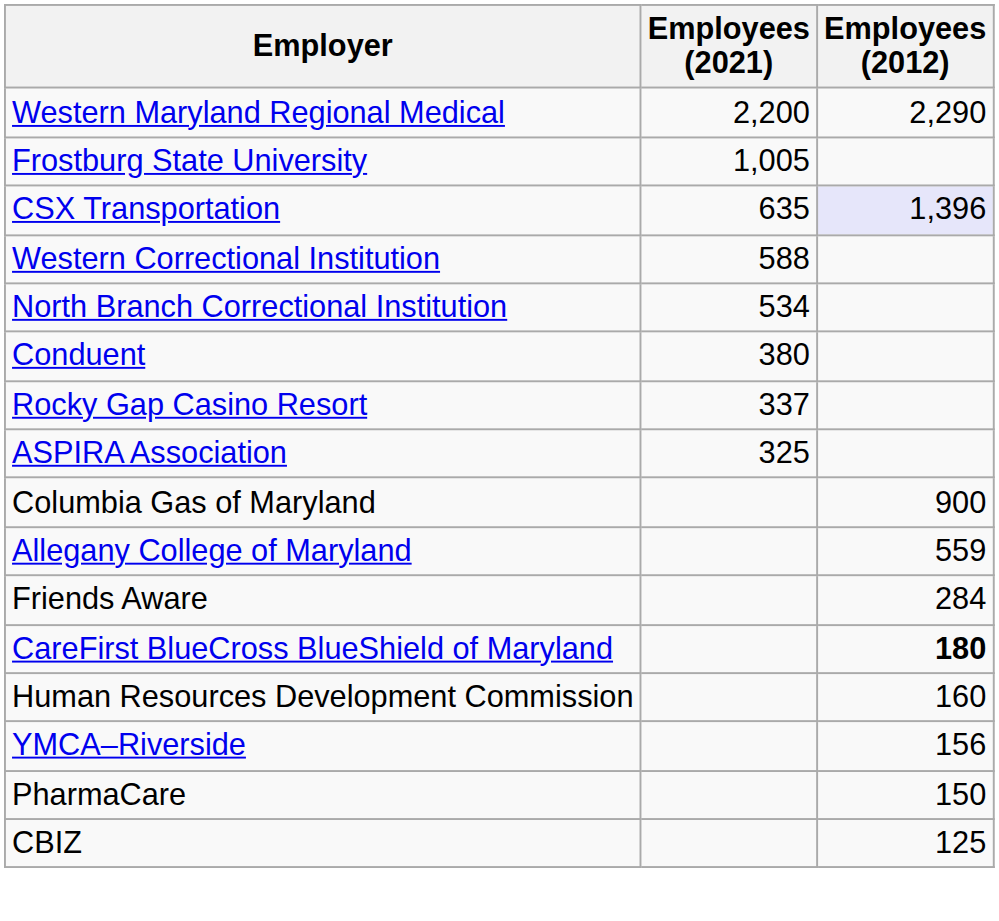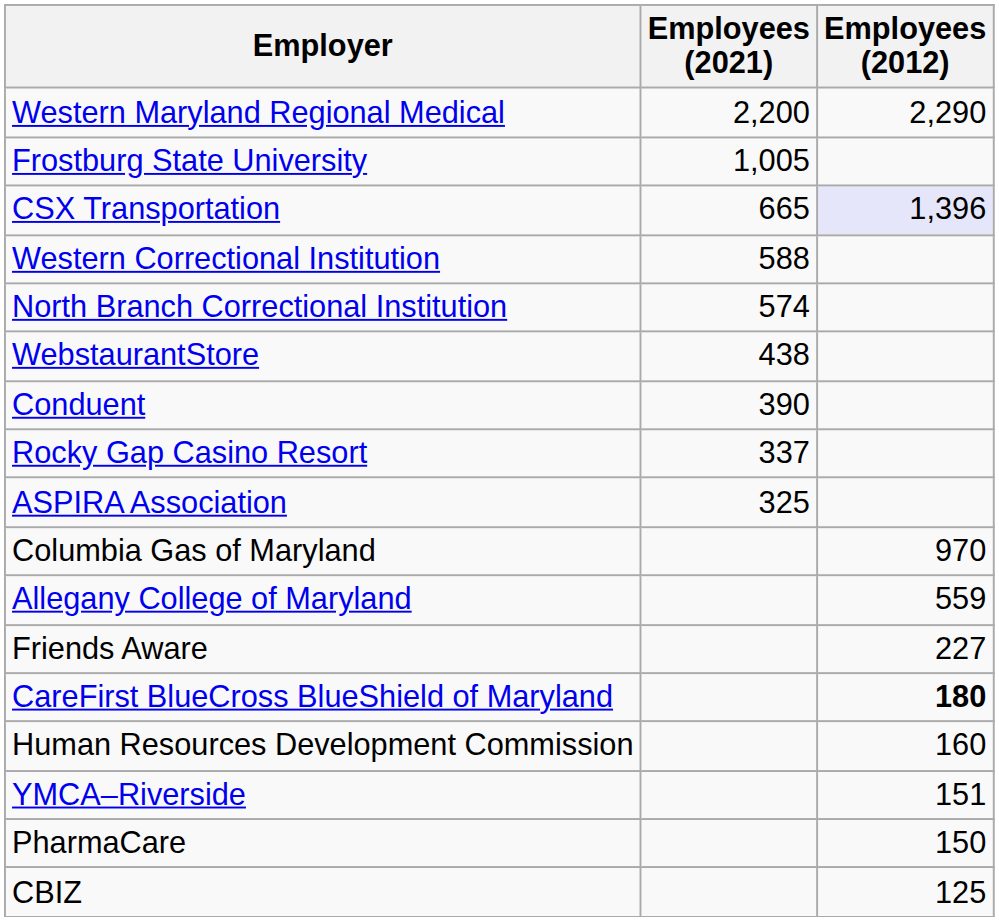(784, 209) 635 -> (784, 209) 665
(784, 307) 534 -> (784, 307) 574
+ row: (136, 355)
(784, 355) 380 -> (784, 404) 390
(961, 501) 900 -> (961, 550) 970
(961, 599) 284 -> (961, 648) 227
(961, 745) 156 -> (961, 794) 151
